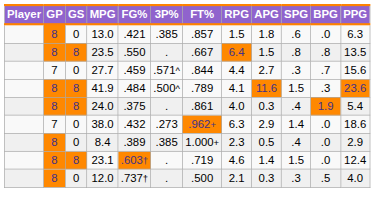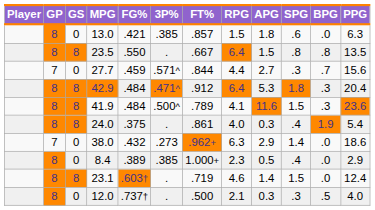+ row: (103, 88)
